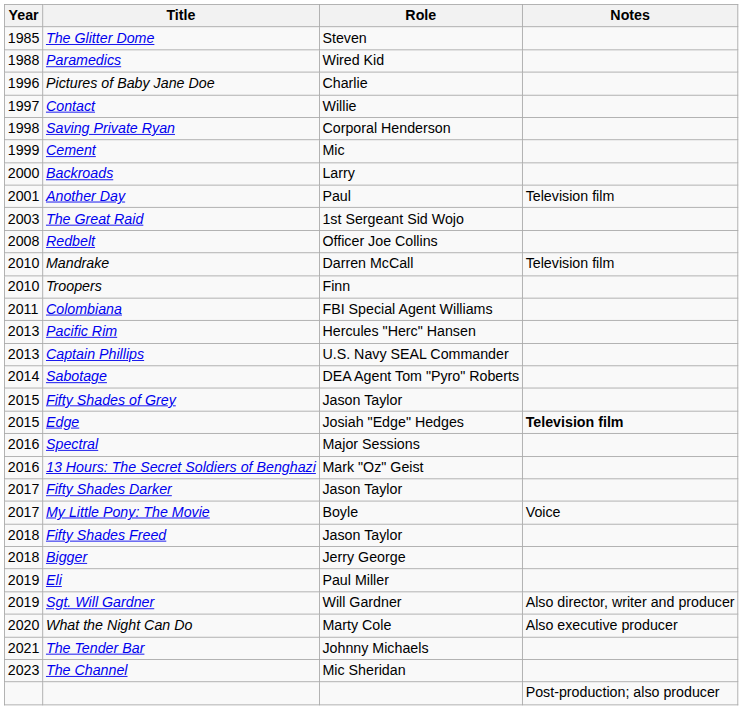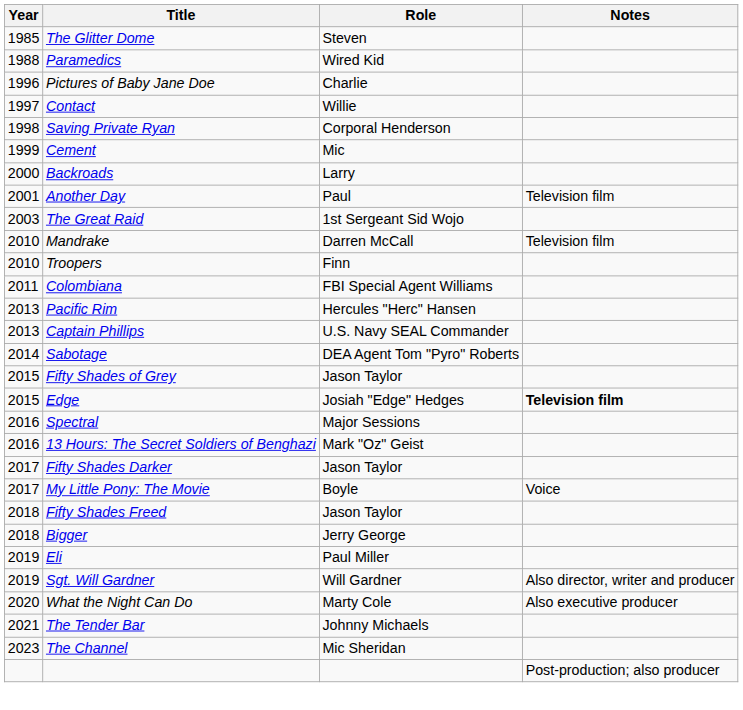- row: (71, 241)
